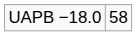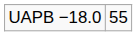(118, 17) 58 -> (118, 17) 55
